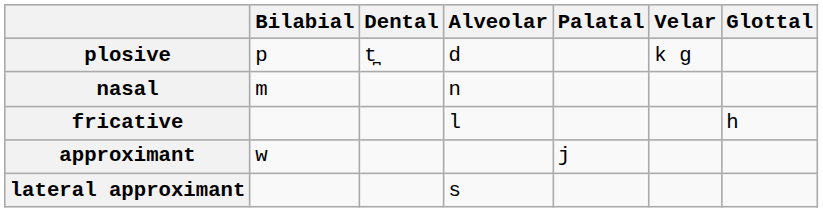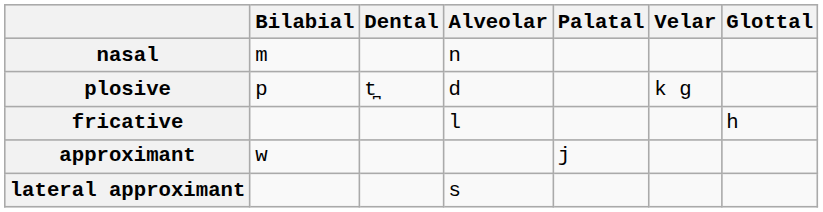rows swapped: (128, 55) <-> (128, 89)
